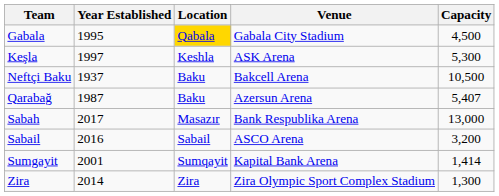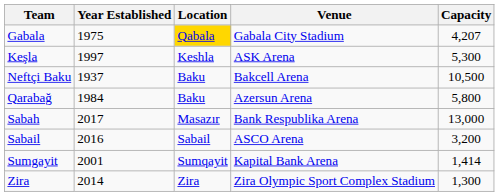(90, 35) 1995 -> (90, 35) 1975
(466, 35) 4,500 -> (466, 35) 4,207
(90, 98) 1987 -> (90, 98) 1984
(466, 98) 5,407 -> (466, 98) 5,800
